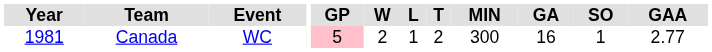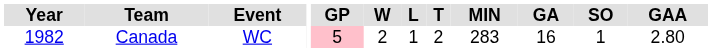(44, 36) 1981 -> (44, 36) 1982
(485, 36) 300 -> (485, 36) 283
(668, 36) 2.77 -> (668, 36) 2.80
